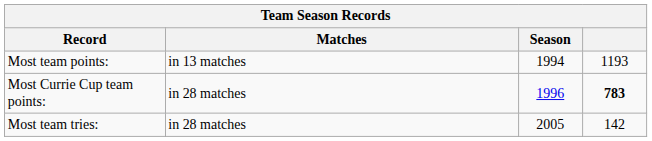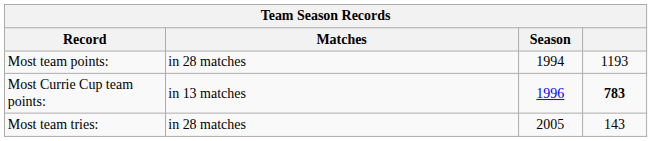(207, 62) in 13 matches -> (207, 62) in 28 matches
(207, 93) in 28 matches -> (207, 93) in 13 matches
(615, 125) 142 -> (615, 125) 143
